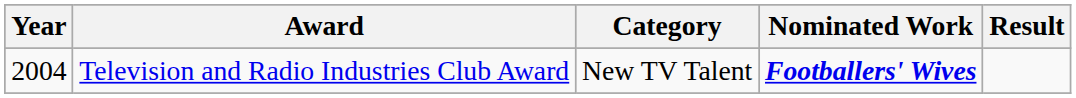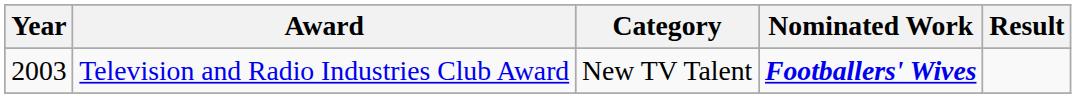(39, 70) 2004 -> (39, 70) 2003
